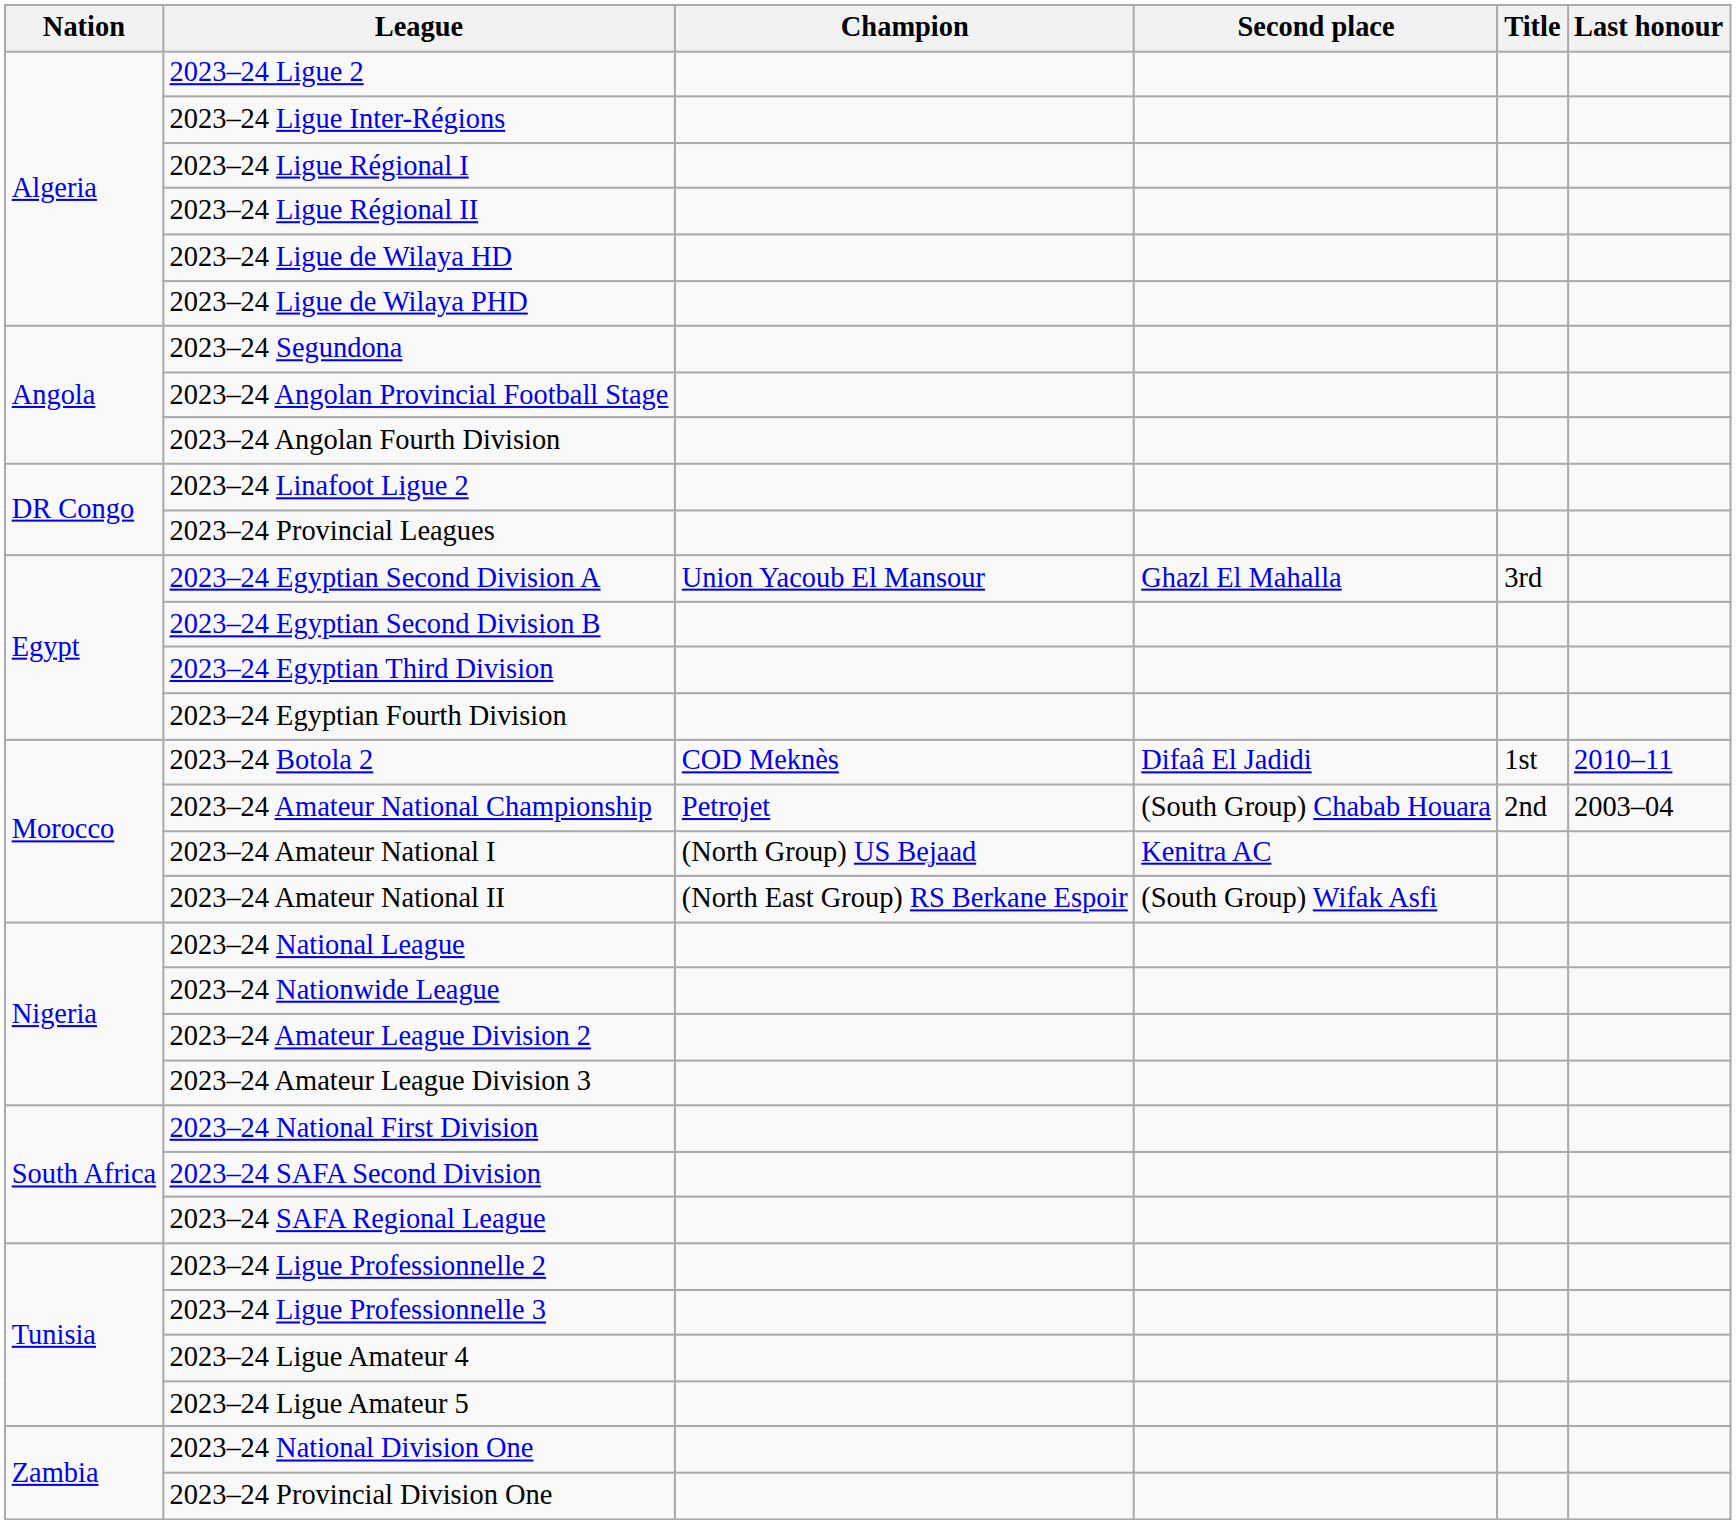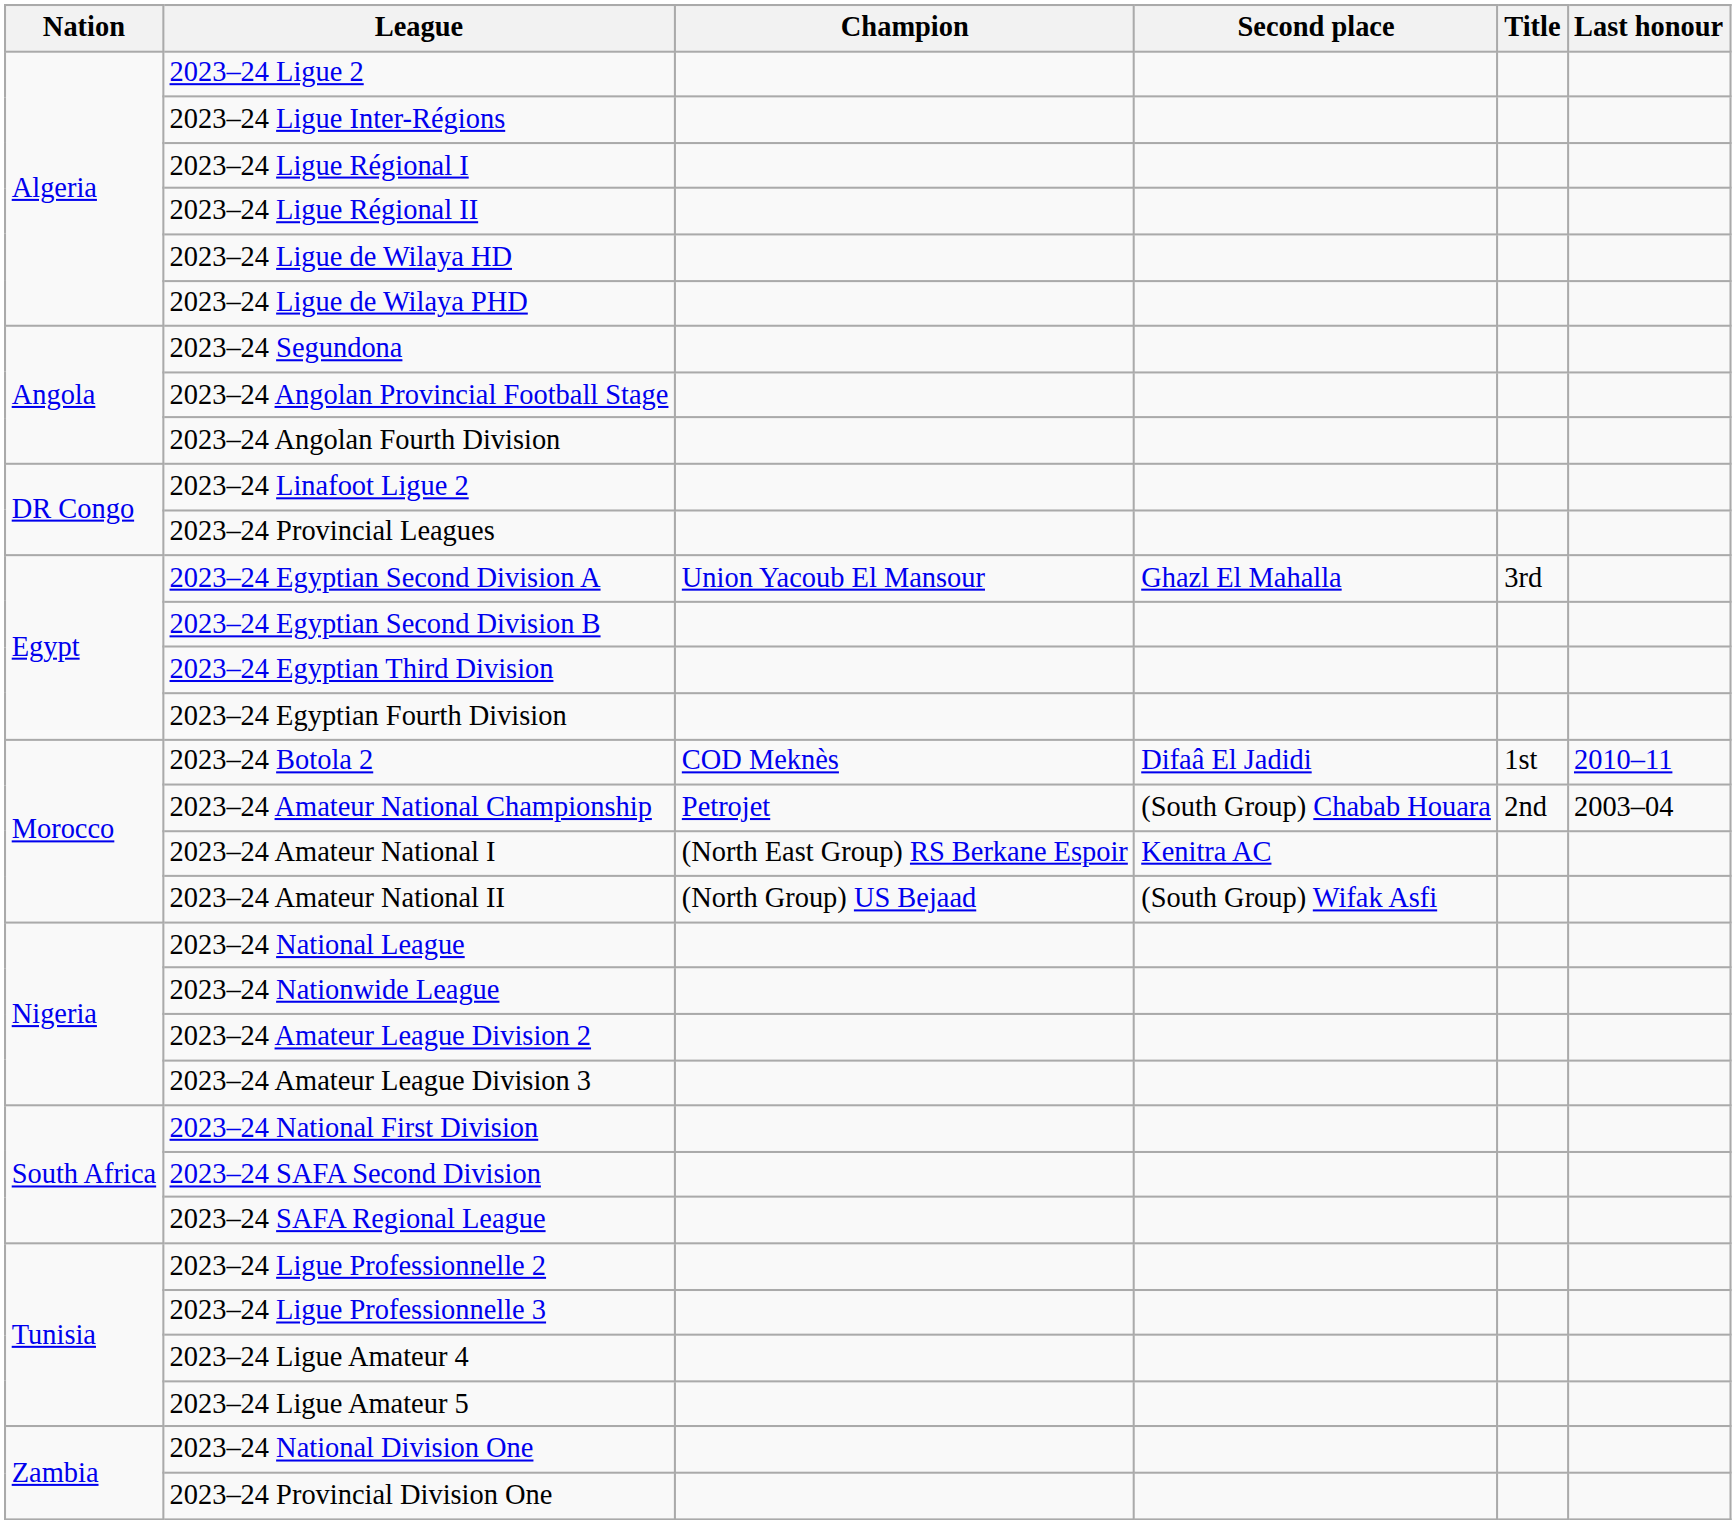(829, 853) (North Group) US Bejaad -> (905, 853) (North East Group) RS Berkane Espoir
(905, 898) (North East Group) RS Berkane Espoir -> (829, 898) (North Group) US Bejaad
